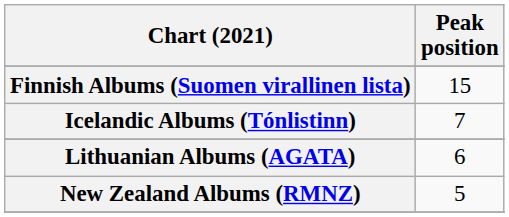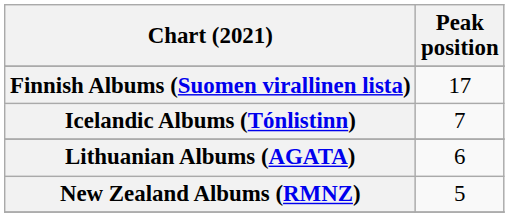(460, 84) 15 -> (460, 84) 17
